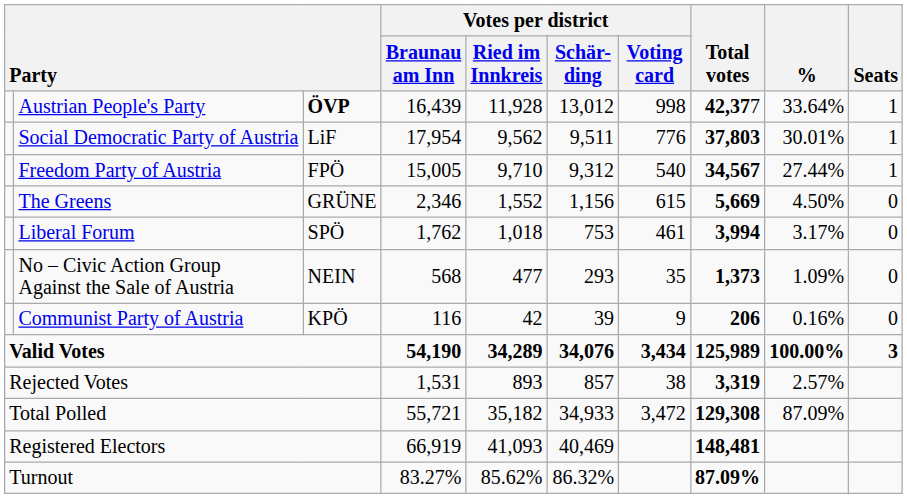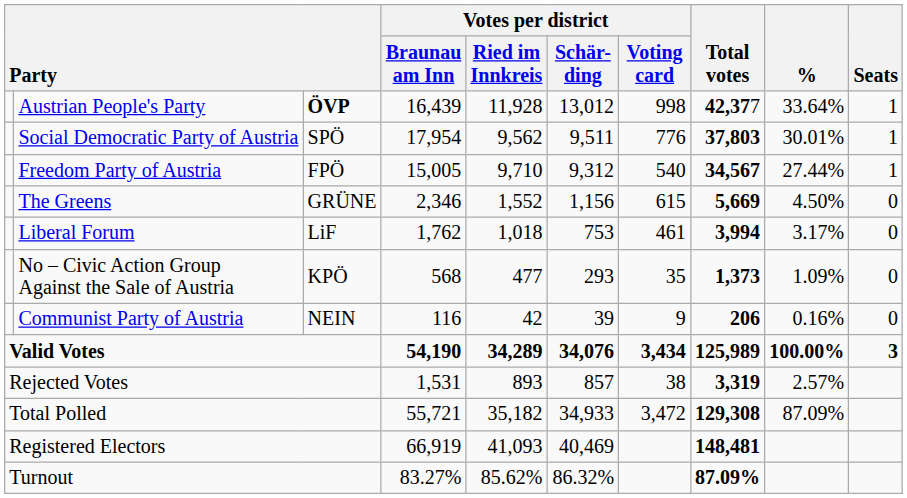(322, 138) LiF -> (326, 138) SPÖ
(326, 233) SPÖ -> (322, 233) LiF
(331, 276) NEIN -> (328, 276) KPÖ
(328, 319) KPÖ -> (331, 319) NEIN
